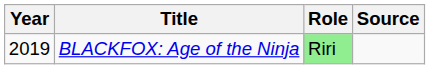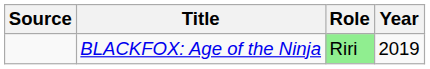columns swapped: (30, 19) <-> (388, 19)
